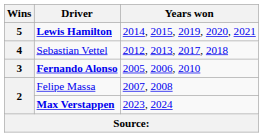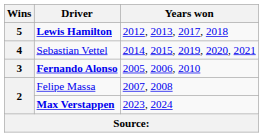(189, 32) 2014, 2015, 2019, 2020, 2021 -> (175, 32) 2012, 2013, 2017, 2018
(175, 50) 2012, 2013, 2017, 2018 -> (189, 50) 2014, 2015, 2019, 2020, 2021
